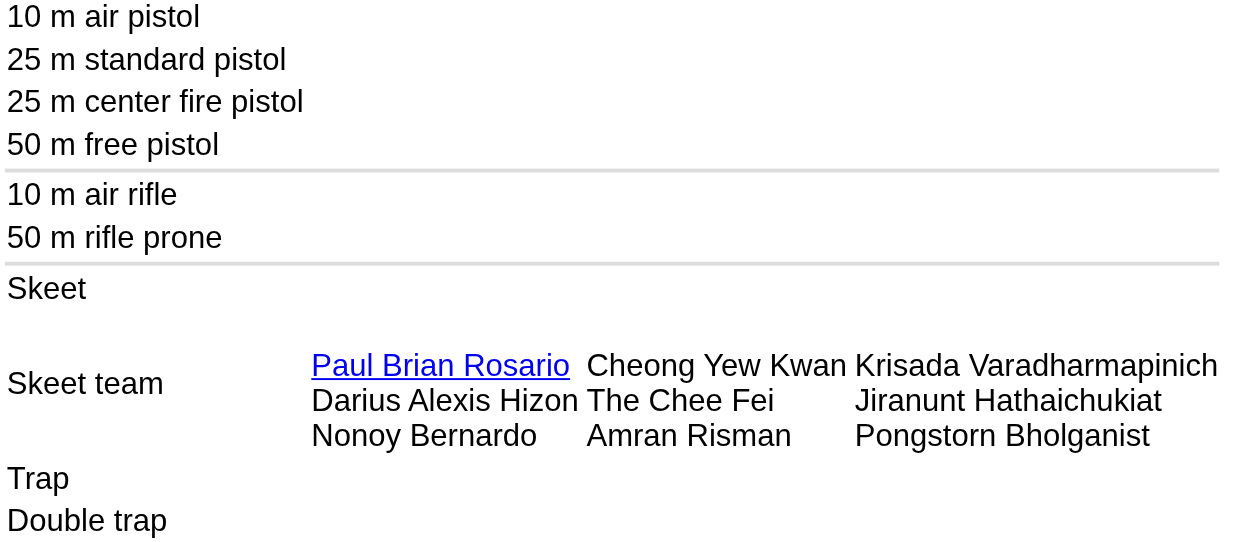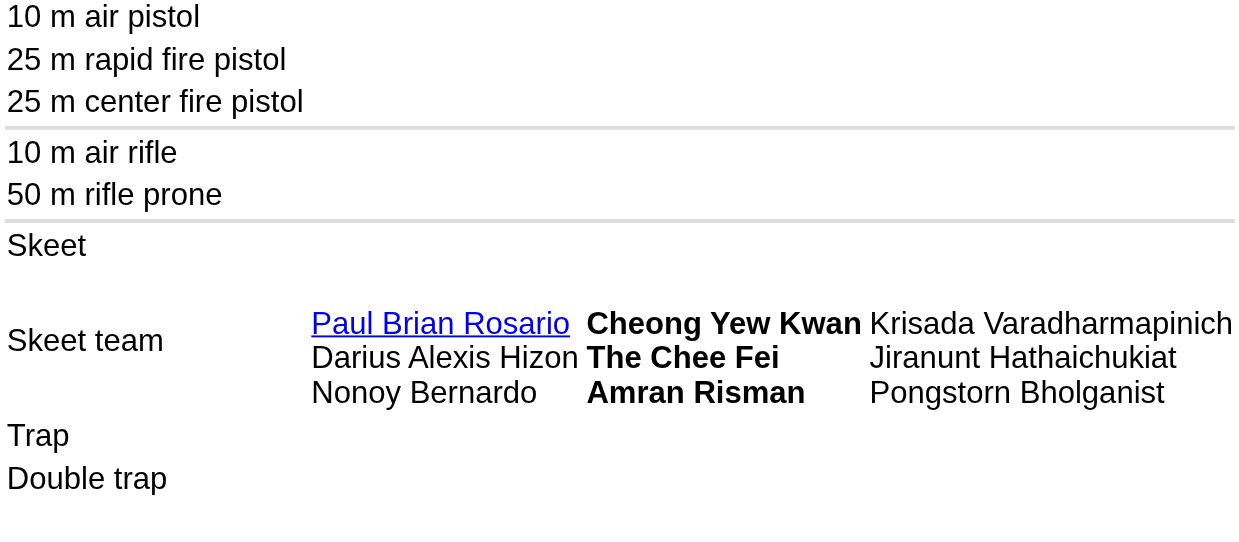- row: (147, 59)
+ row: (147, 59)
- row: (113, 144)
(717, 400) normal -> (724, 358) bold
